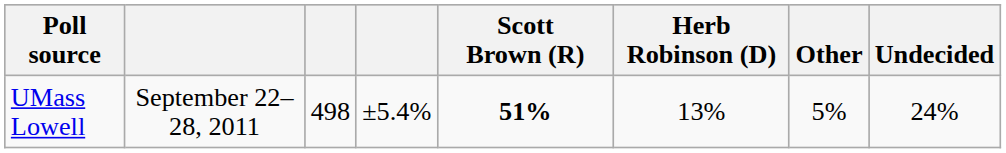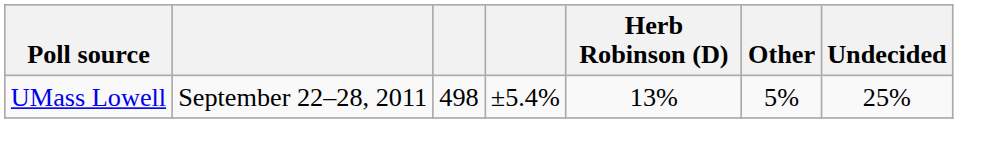- column: (525, 40)
(934, 111) 24% -> (887, 96) 25%
